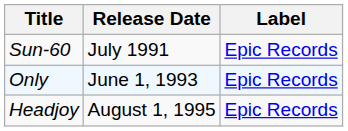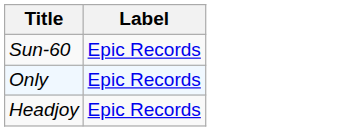- column: (152, 19)
